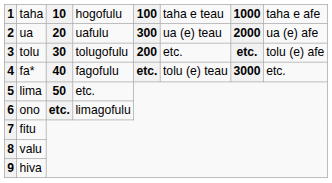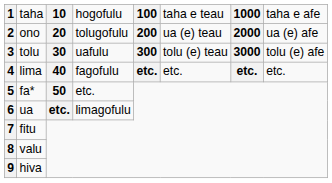(26, 33) ua -> (30, 33) ono
(92, 33) uafulu -> (102, 33) tolugofulu
(147, 33) 300 -> (147, 33) 200
(102, 52) tolugofulu -> (92, 52) uafulu
(147, 52) 200 -> (147, 52) 300
(173, 52) etc. -> (195, 52) tolu (e) teau
(247, 52) etc. -> (247, 52) 3000
(27, 71) fa* -> (31, 71) lima
(195, 71) tolu (e) teau -> (173, 71) etc.
(247, 71) 3000 -> (247, 71) etc.
(31, 91) lima -> (27, 91) fa*
(30, 110) ono -> (26, 110) ua
